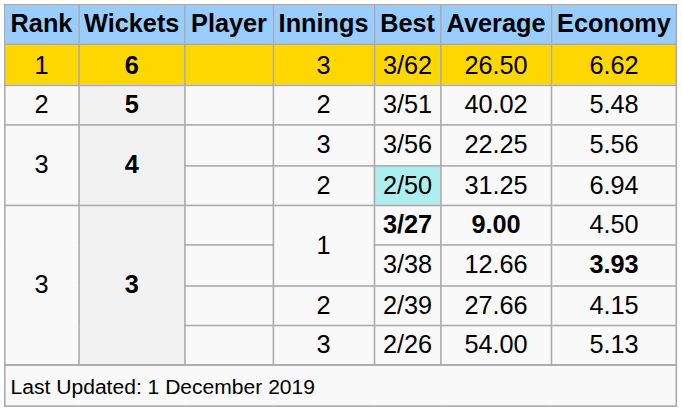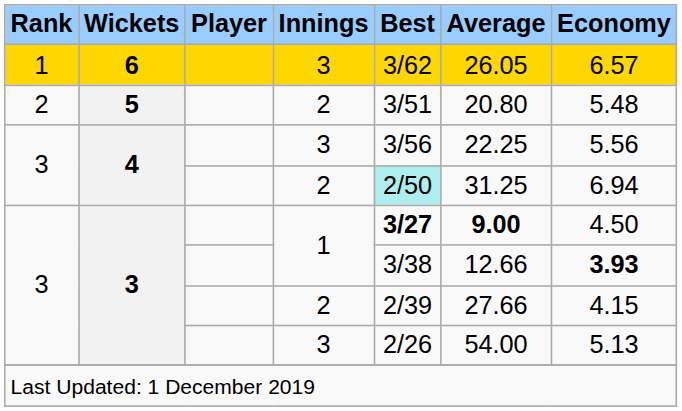(496, 64) 26.50 -> (496, 64) 26.05
(614, 64) 6.62 -> (614, 64) 6.57
(496, 104) 40.02 -> (496, 104) 20.80
